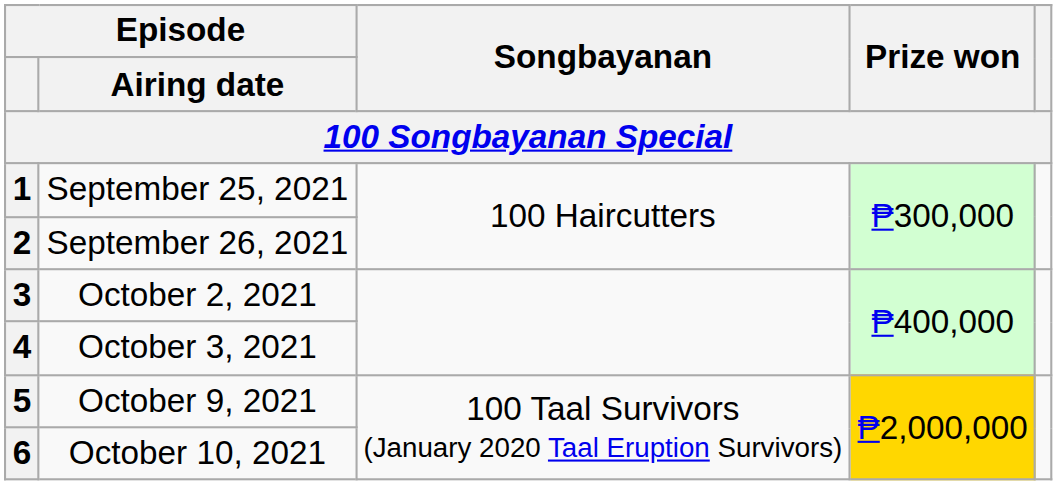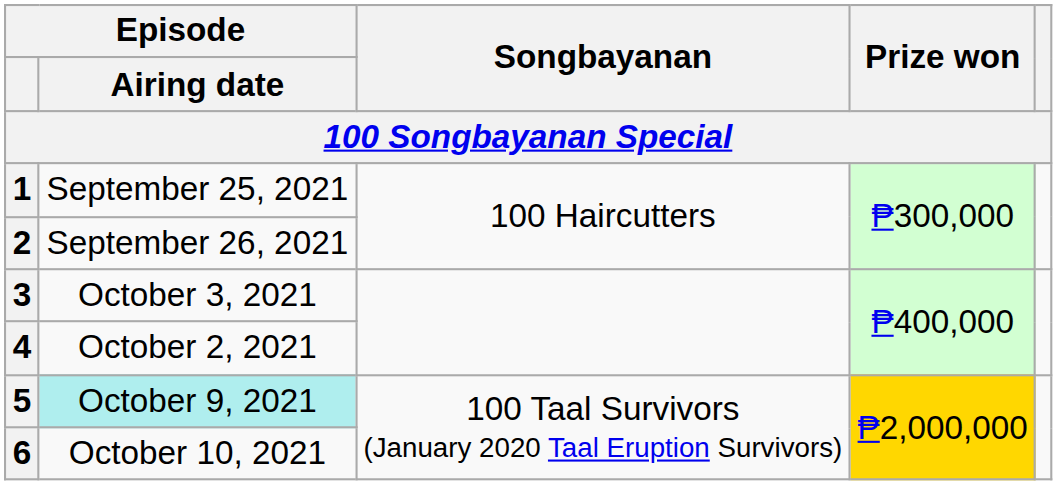(197, 294) October 2, 2021 -> (197, 294) October 3, 2021
(197, 347) October 3, 2021 -> (197, 347) October 2, 2021
(197, 400) no background -> (197, 400) paleturquoise background
